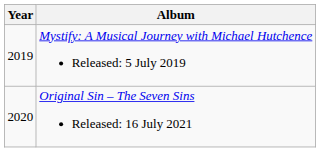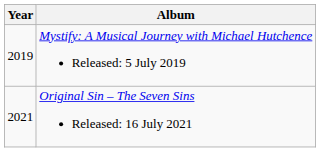(20, 116) 2020 -> (20, 116) 2021
